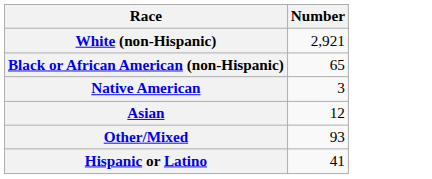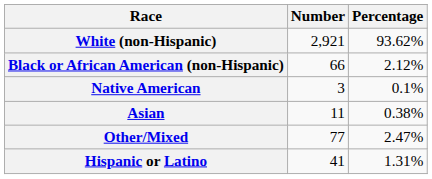+ column: (388, 16)
(337, 64) 65 -> (337, 64) 66
(337, 112) 12 -> (338, 112) 11
(337, 137) 93 -> (337, 137) 77
